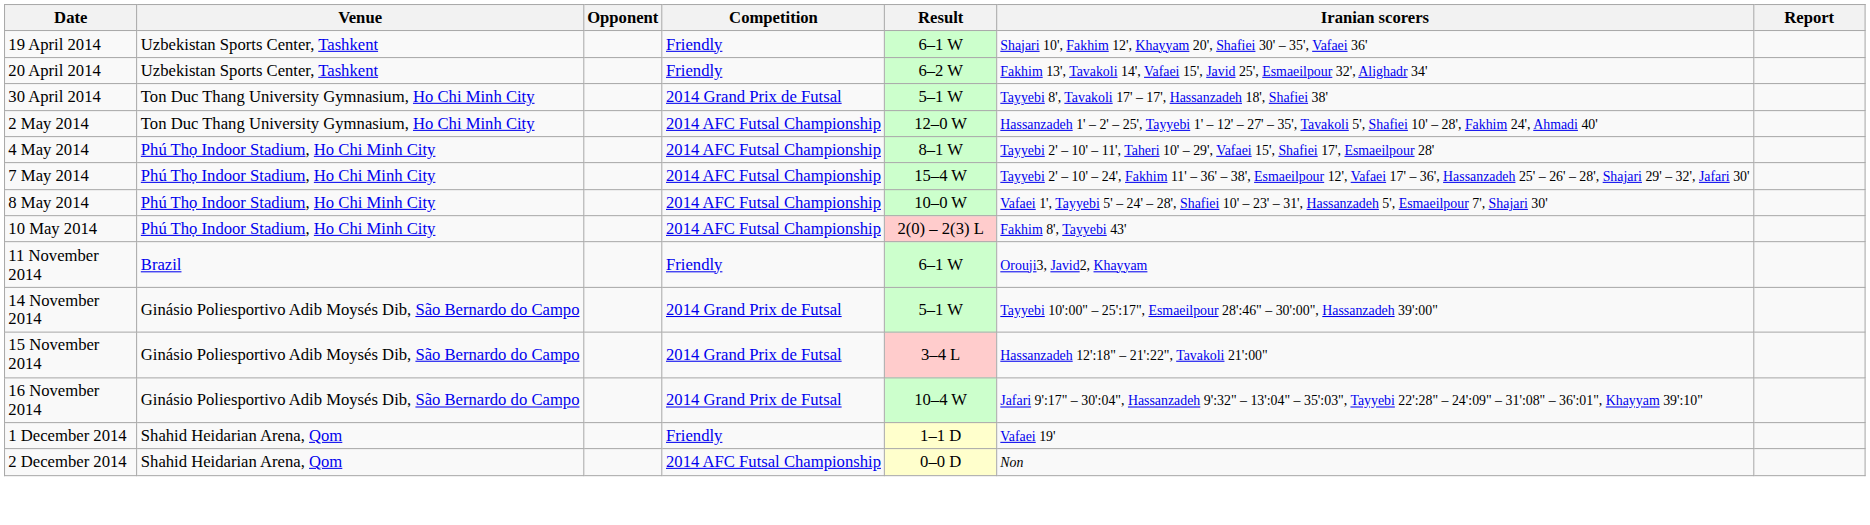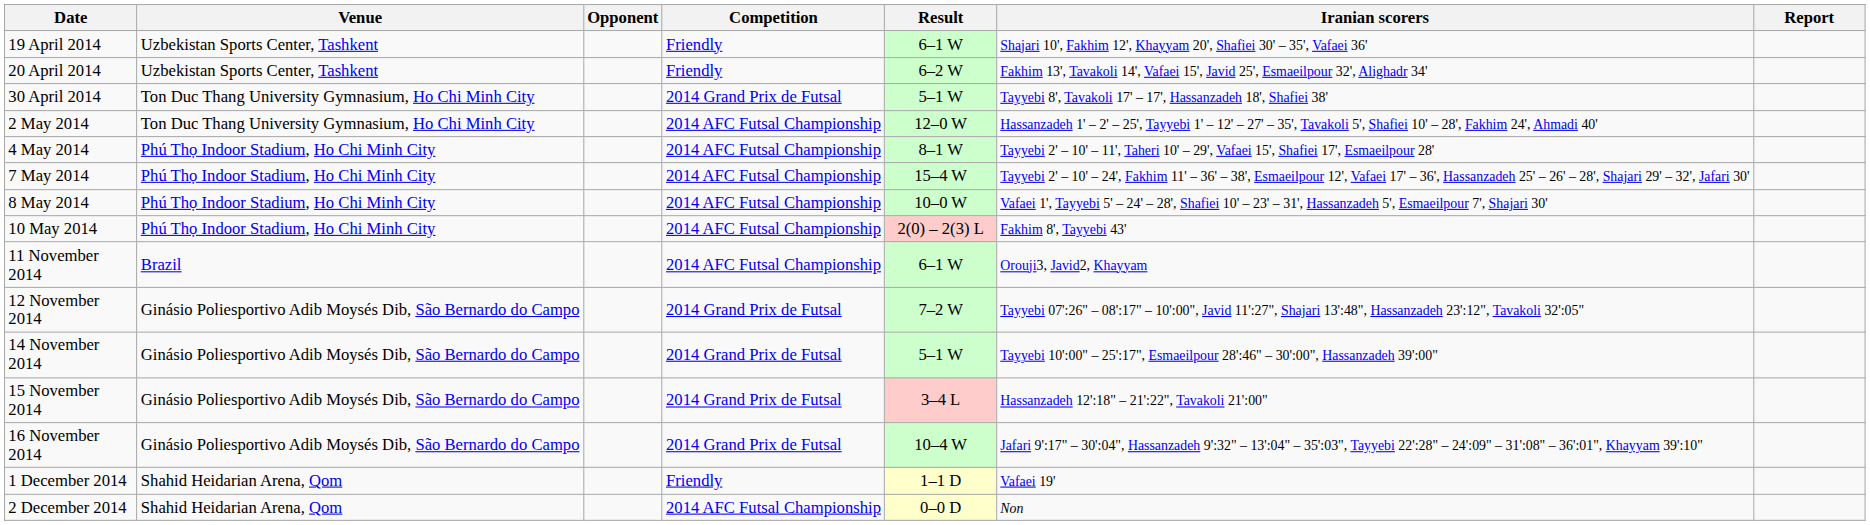(694, 264) Friendly -> (773, 264) 2014 AFC Futsal Championship
+ row: (54, 309)
